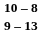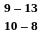rows swapped: (21, 25) <-> (21, 7)
